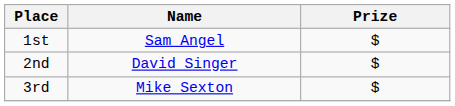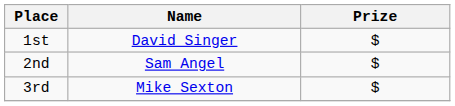(185, 40) Sam Angel -> (185, 40) David Singer
(185, 64) David Singer -> (185, 64) Sam Angel
